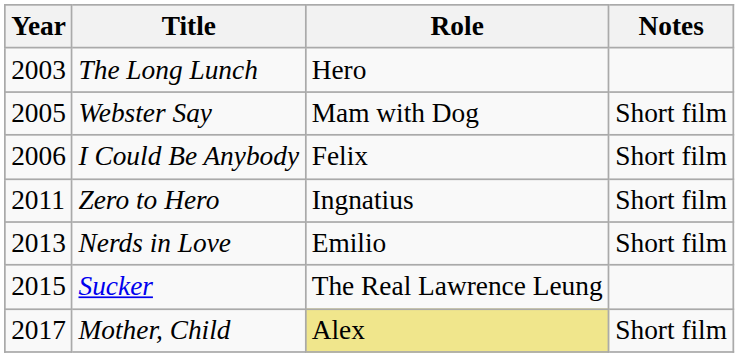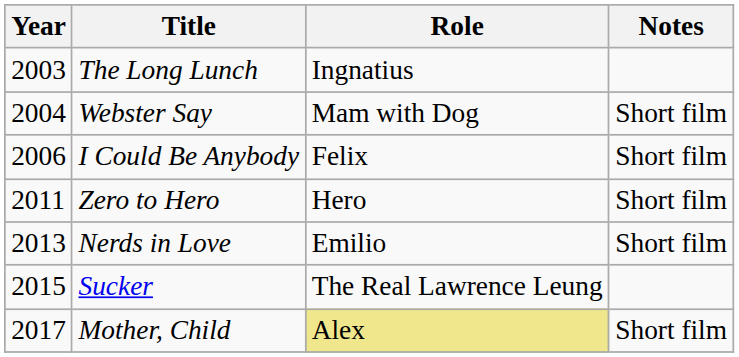(339, 69) Hero -> (363, 69) Ingnatius
(39, 112) 2005 -> (39, 112) 2004
(363, 199) Ingnatius -> (339, 199) Hero
